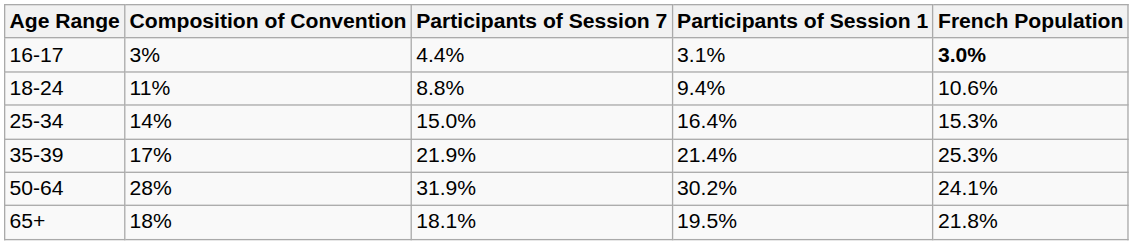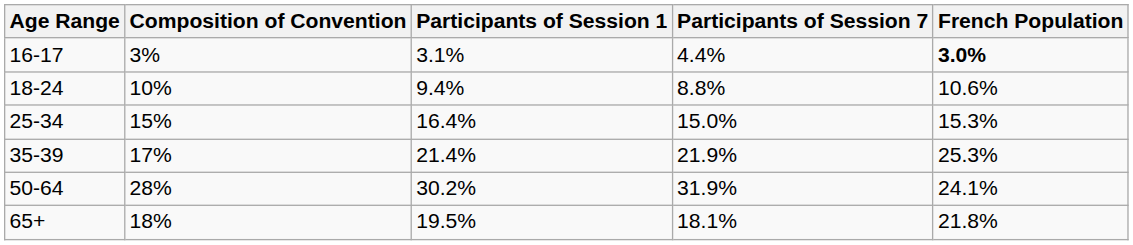columns swapped: (803, 21) <-> (542, 21)
(150, 88) 11% -> (151, 88) 10%
(151, 121) 14% -> (151, 121) 15%
